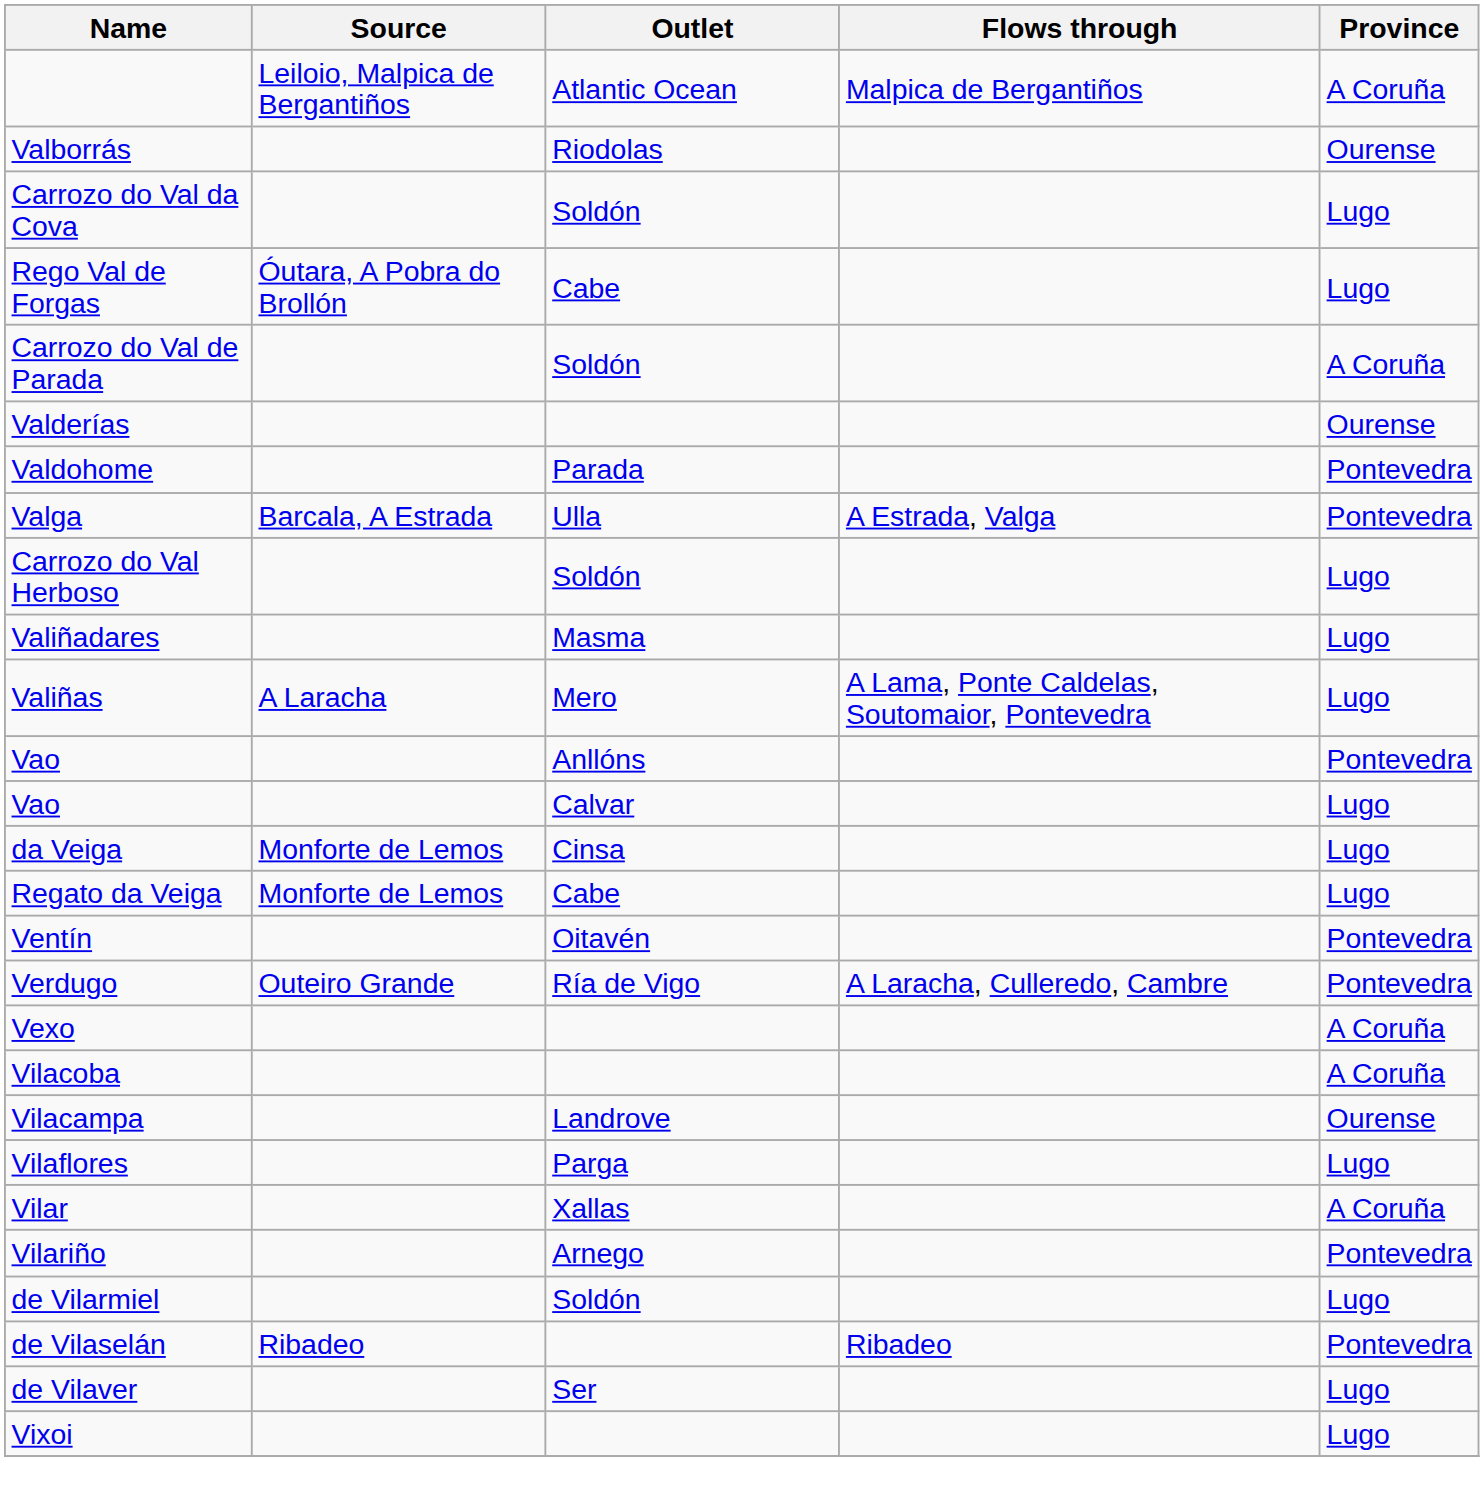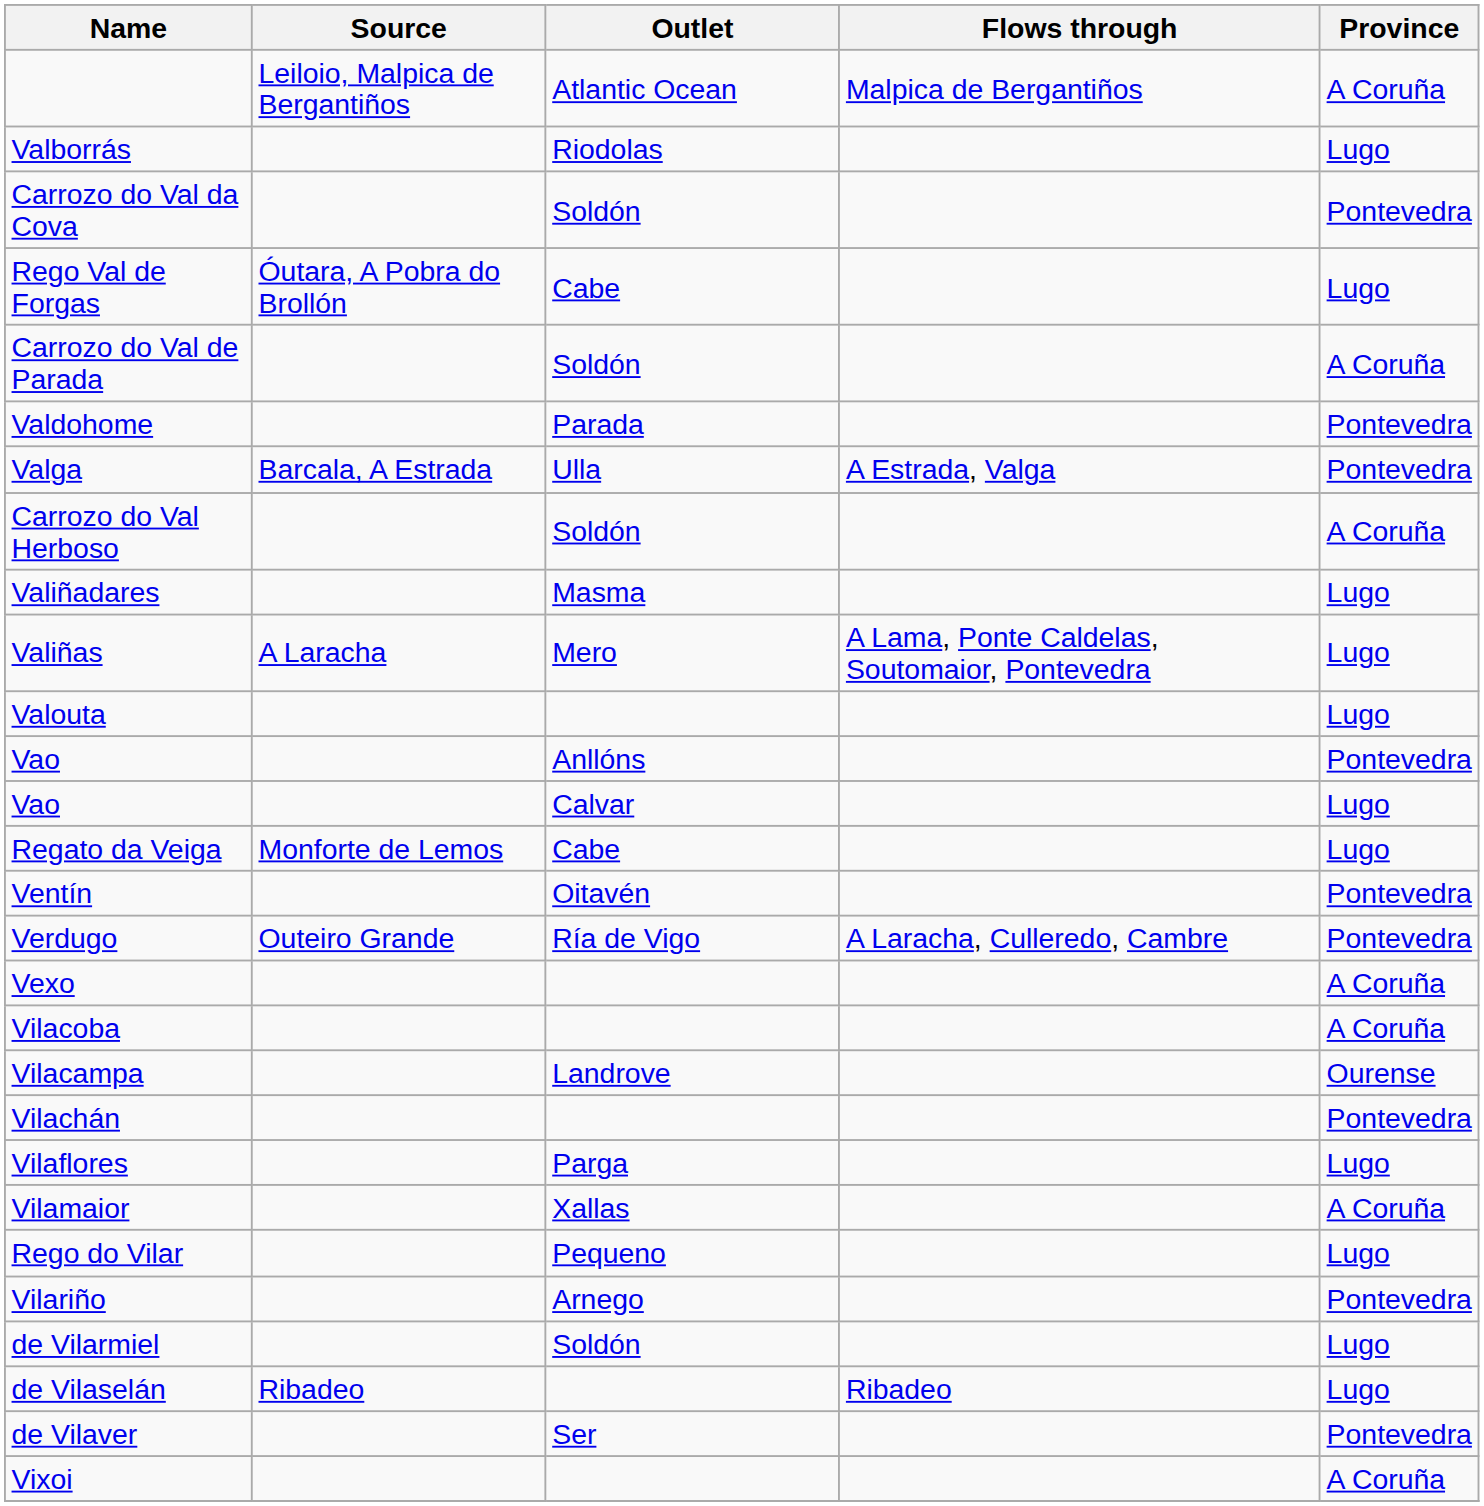(1381, 149) Ourense -> (1358, 149) Lugo
(1358, 210) Lugo -> (1399, 210) Pontevedra
- row: (70, 425)
(1358, 576) Lugo -> (1386, 531) A Coruña
+ row: (59, 713)
- row: (67, 848)
+ row: (66, 1118)
+ row: (70, 1208)
- row: (40, 1208)
+ row: (97, 1253)
(1399, 1343) Pontevedra -> (1358, 1388) Lugo
(1358, 1388) Lugo -> (1399, 1433) Pontevedra
(1358, 1433) Lugo -> (1386, 1478) A Coruña
